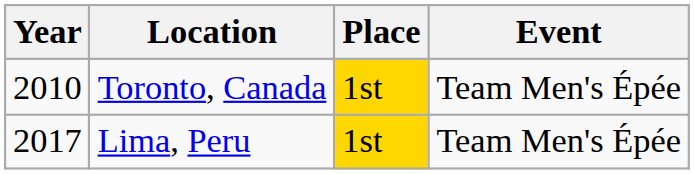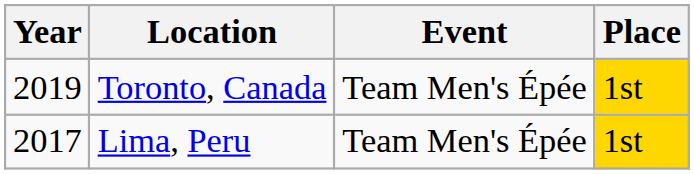columns swapped: (559, 31) <-> (381, 31)
(47, 86) 2010 -> (47, 86) 2019
